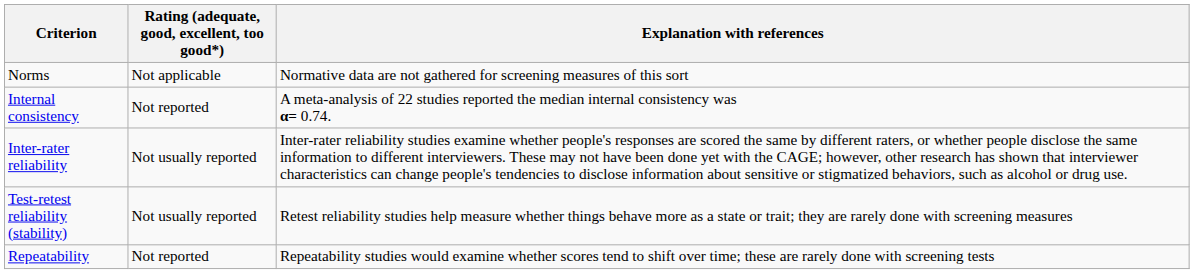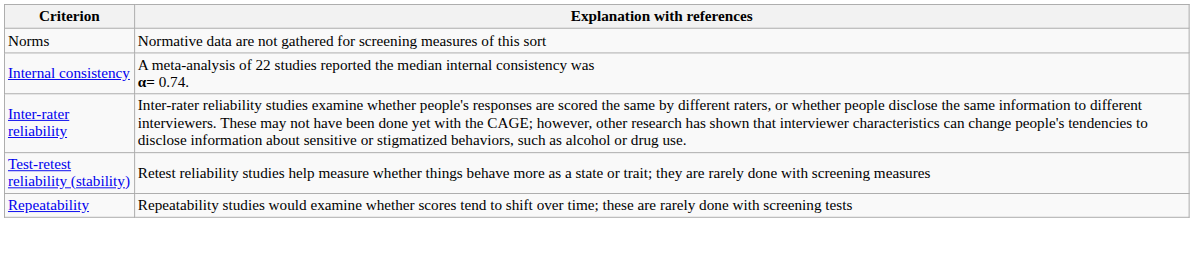- column: (202, 33)
